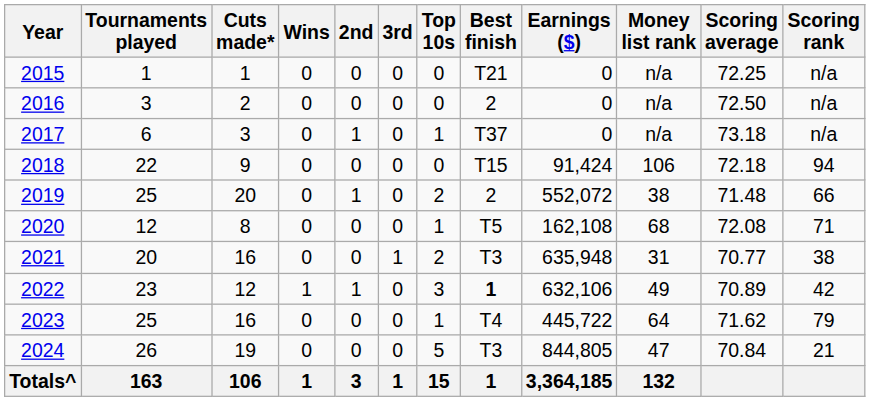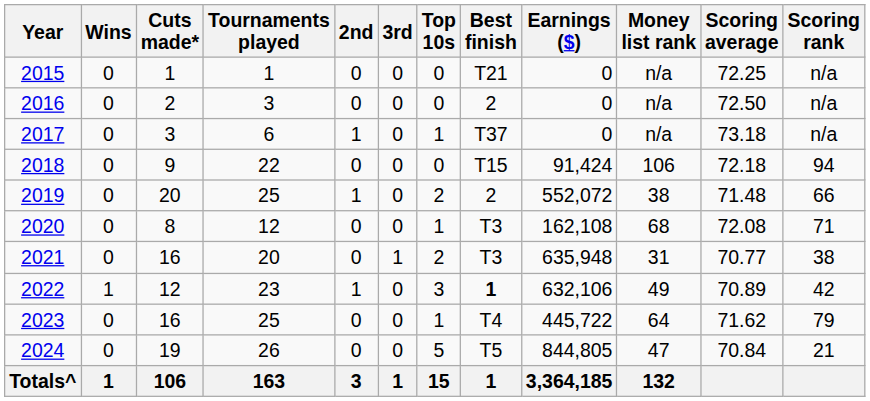columns swapped: (146, 31) <-> (307, 31)
(491, 227) T5 -> (491, 227) T3
(491, 350) T3 -> (491, 350) T5
